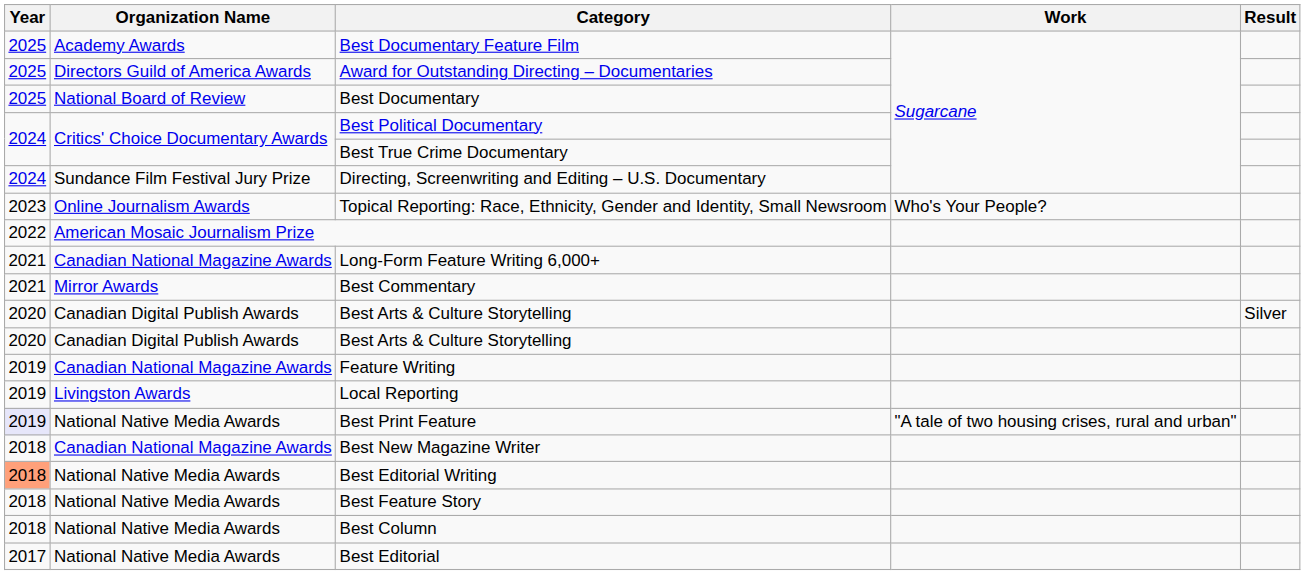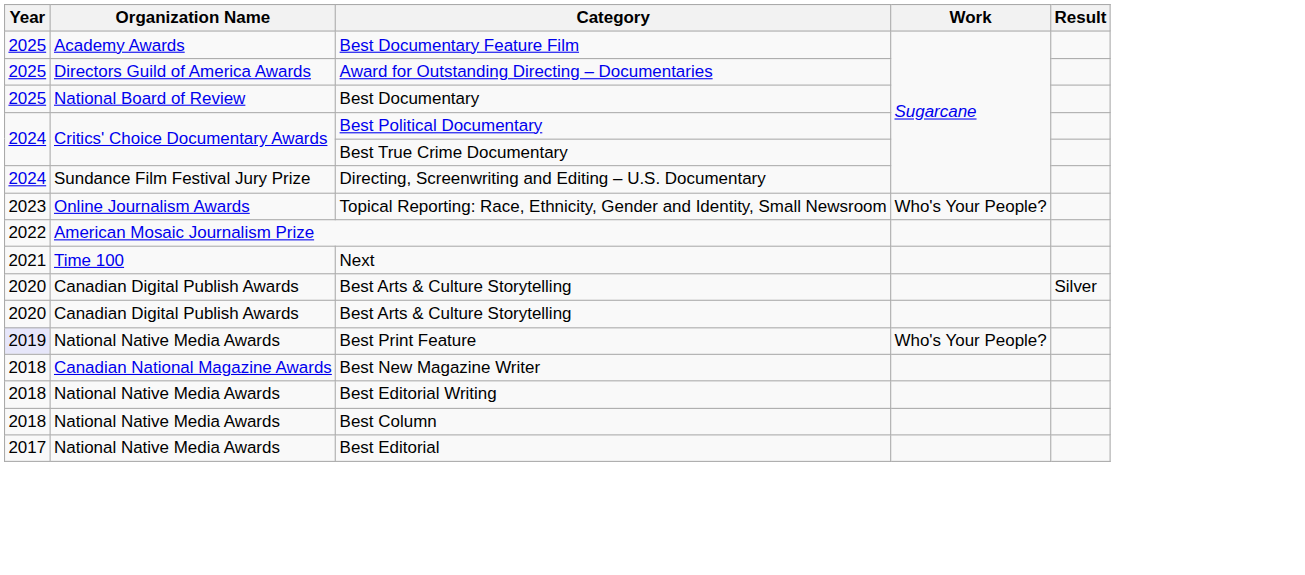+ row: (89, 260)
- row: (193, 260)
- row: (106, 286)
- row: (193, 367)
- row: (122, 394)
(1066, 421) "A tale of two housing crises, rural and urban" -> (971, 340) Who's Your People?
(27, 475) lightsalmon background -> (27, 394) no background
- row: (167, 502)
